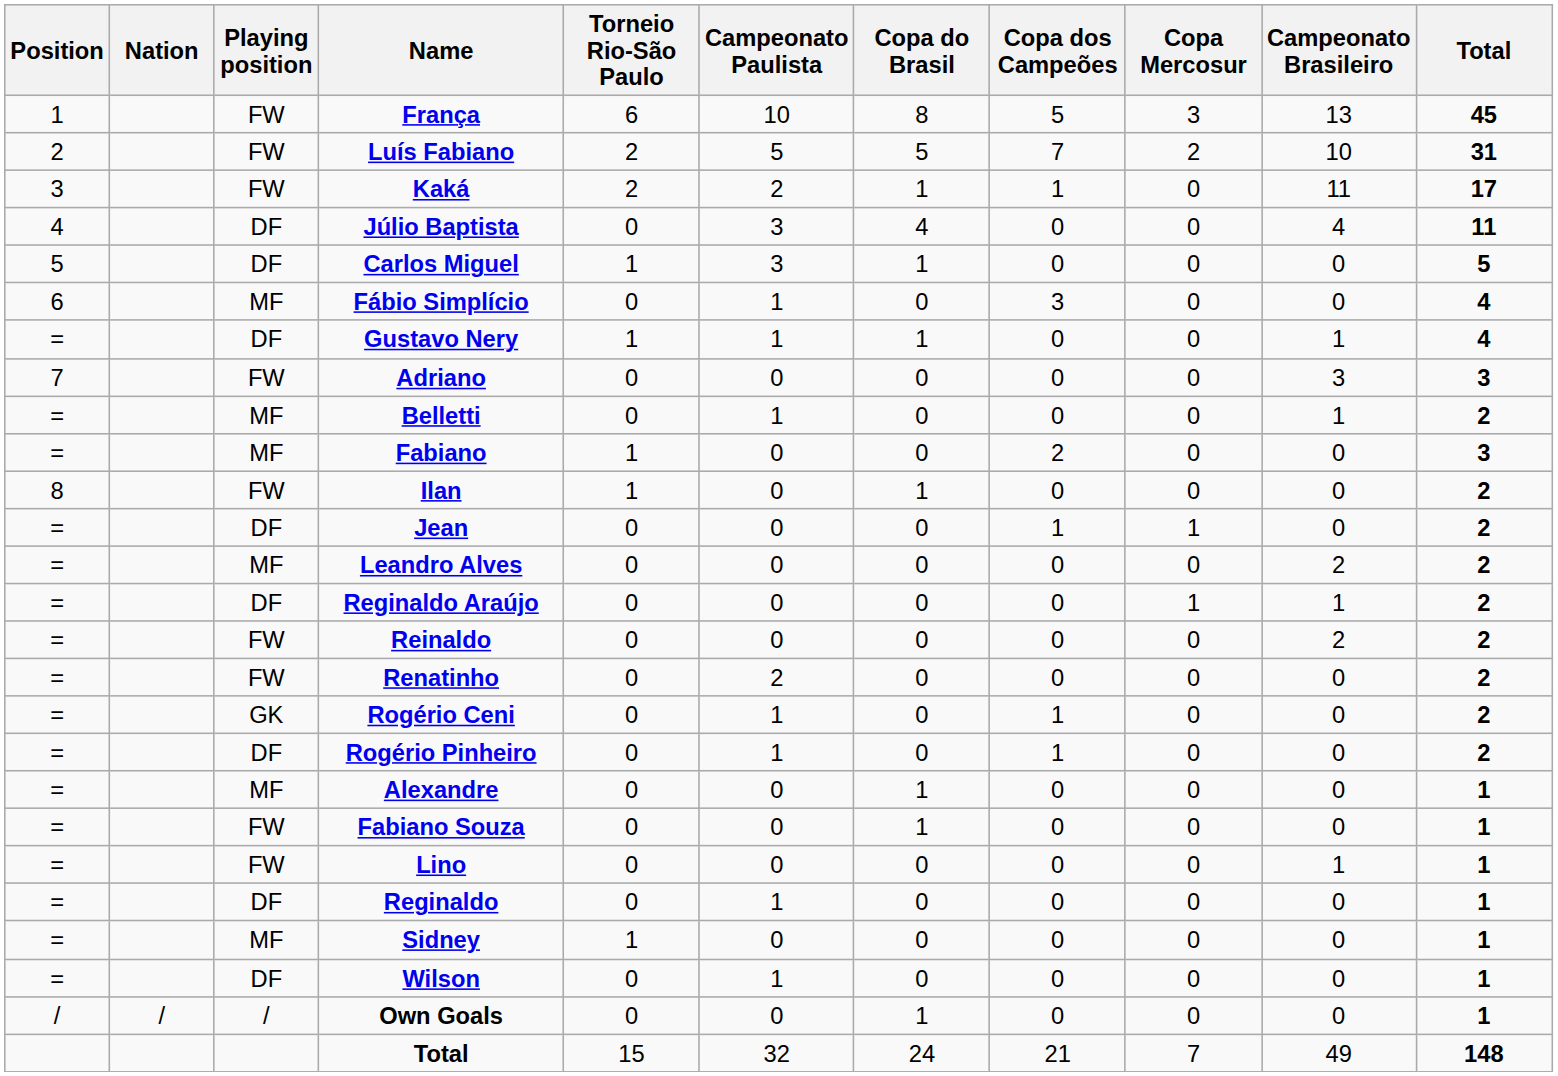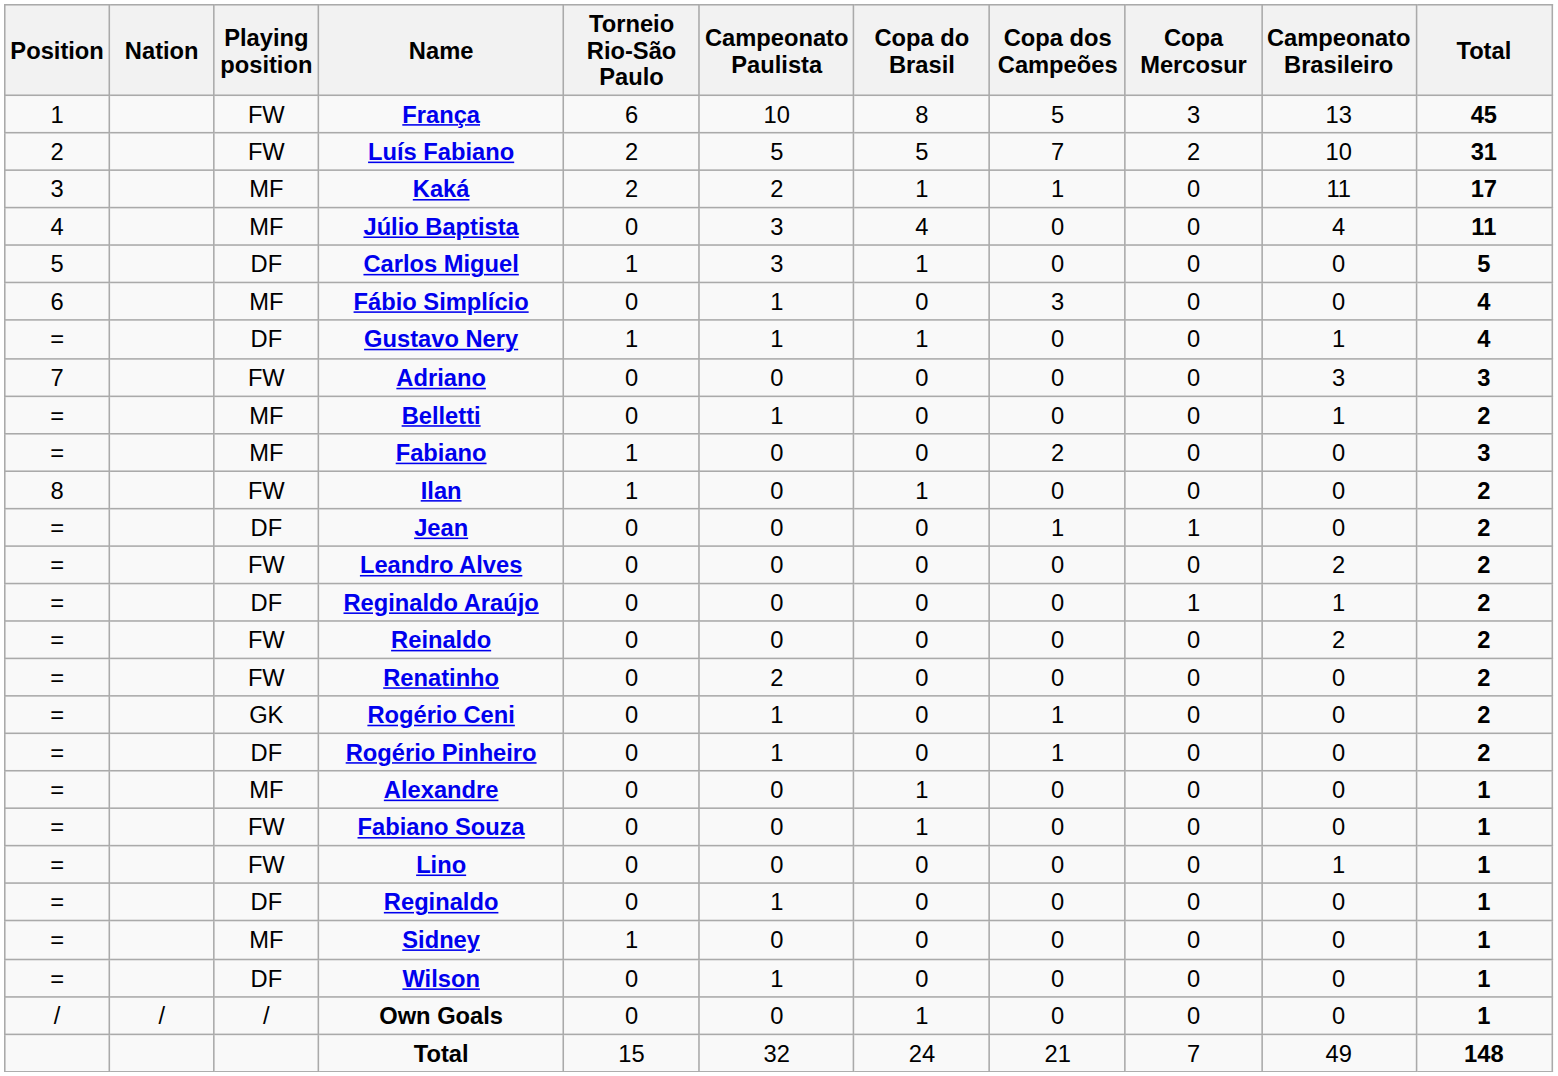(266, 189) FW -> (266, 189) MF
(266, 227) DF -> (266, 227) MF
(266, 565) MF -> (266, 565) FW
